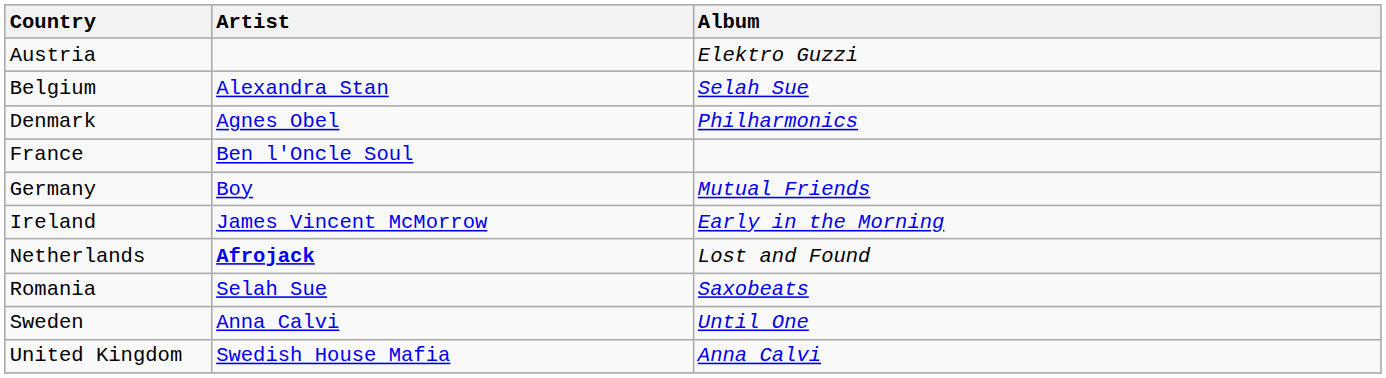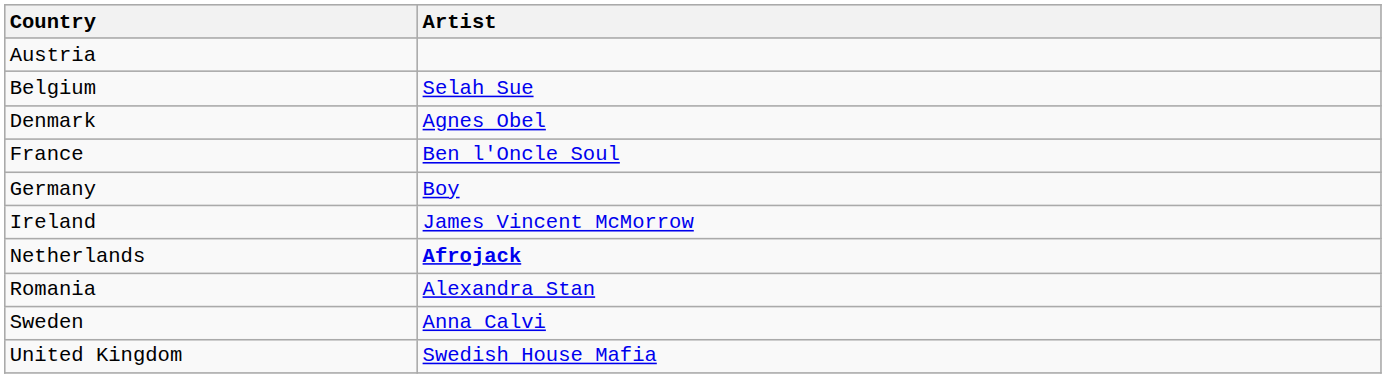- column: (729, 22)
(302, 88) Alexandra Stan -> (478, 88) Selah Sue
(272, 289) Selah Sue -> (509, 289) Alexandra Stan
